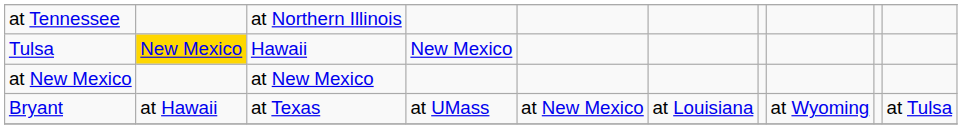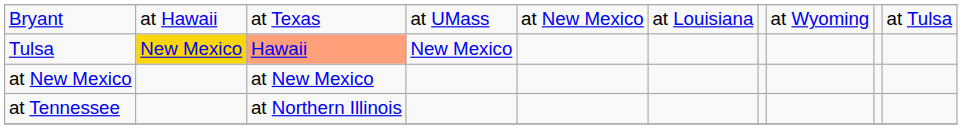rows swapped: (36, 108) <-> (64, 19)
(279, 49) no background -> (279, 49) lightsalmon background
